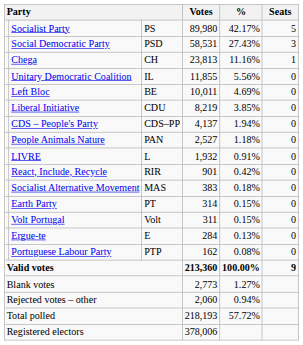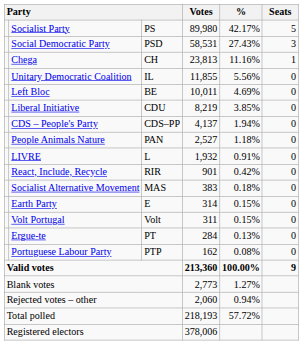(150, 204) PT -> (147, 204) E
(147, 236) E -> (150, 236) PT
